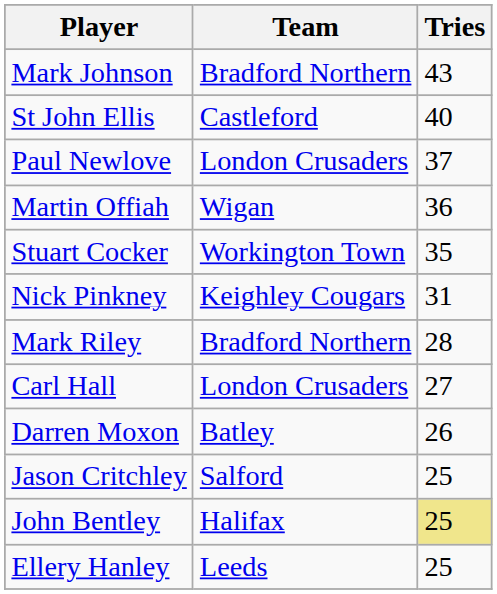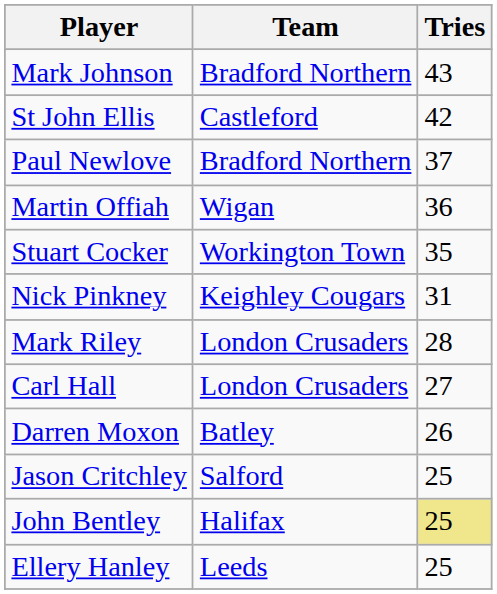(439, 116) 40 -> (439, 116) 42
(304, 161) London Crusaders -> (306, 161) Bradford Northern
(306, 341) Bradford Northern -> (304, 341) London Crusaders
